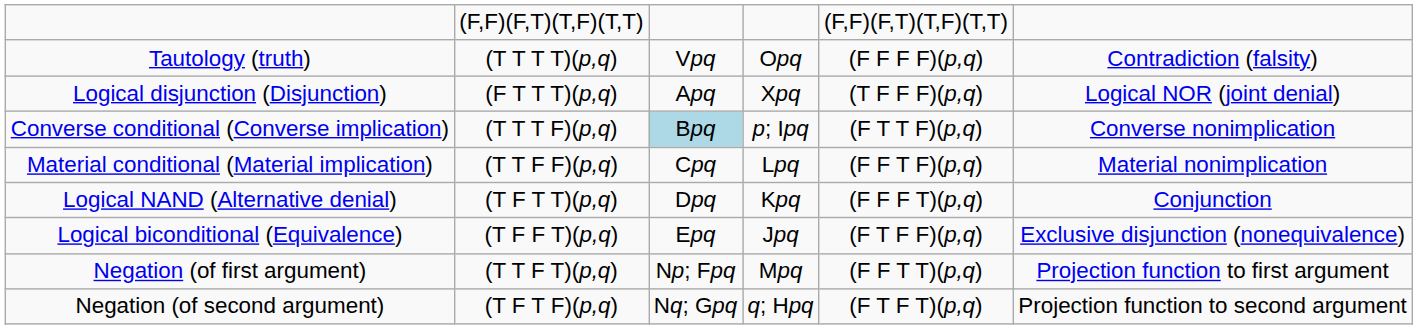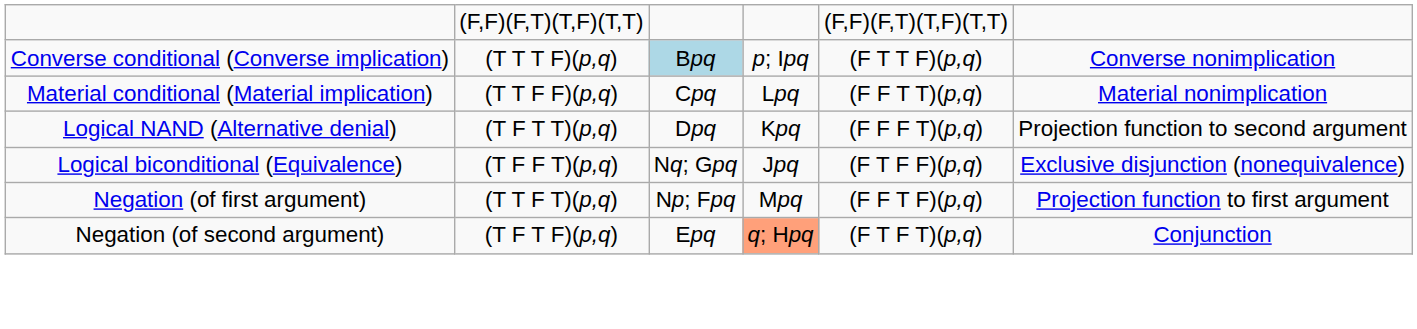- row: (230, 57)
- row: (230, 93)
(916, 164) (F F T F)(p,q) -> (916, 93) (F F T T)(p,q)
(1213, 199) Conjunction -> (1213, 128) Projection function to second argument
(696, 235) Epq -> (696, 164) Nq; Gpq
(916, 270) (F F T T)(p,q) -> (916, 199) (F F T F)(p,q)
(696, 306) Nq; Gpq -> (696, 235) Epq
(781, 306) no background -> (781, 235) lightsalmon background
(1213, 306) Projection function to second argument -> (1213, 235) Conjunction
